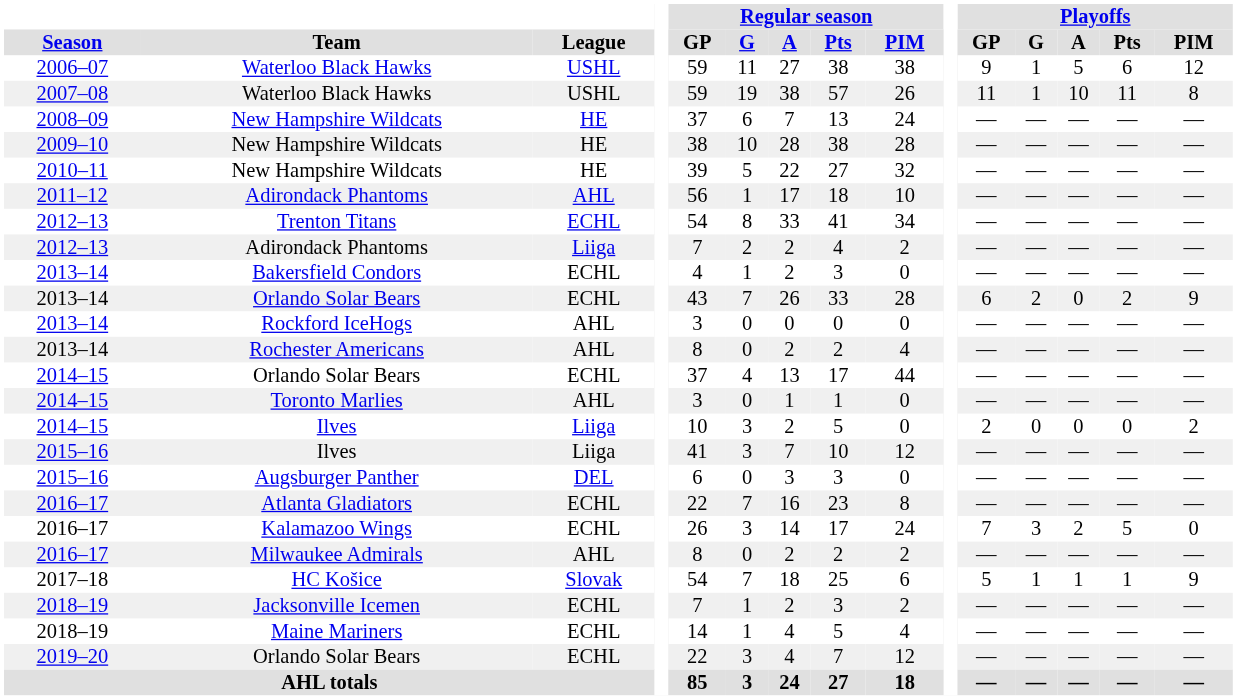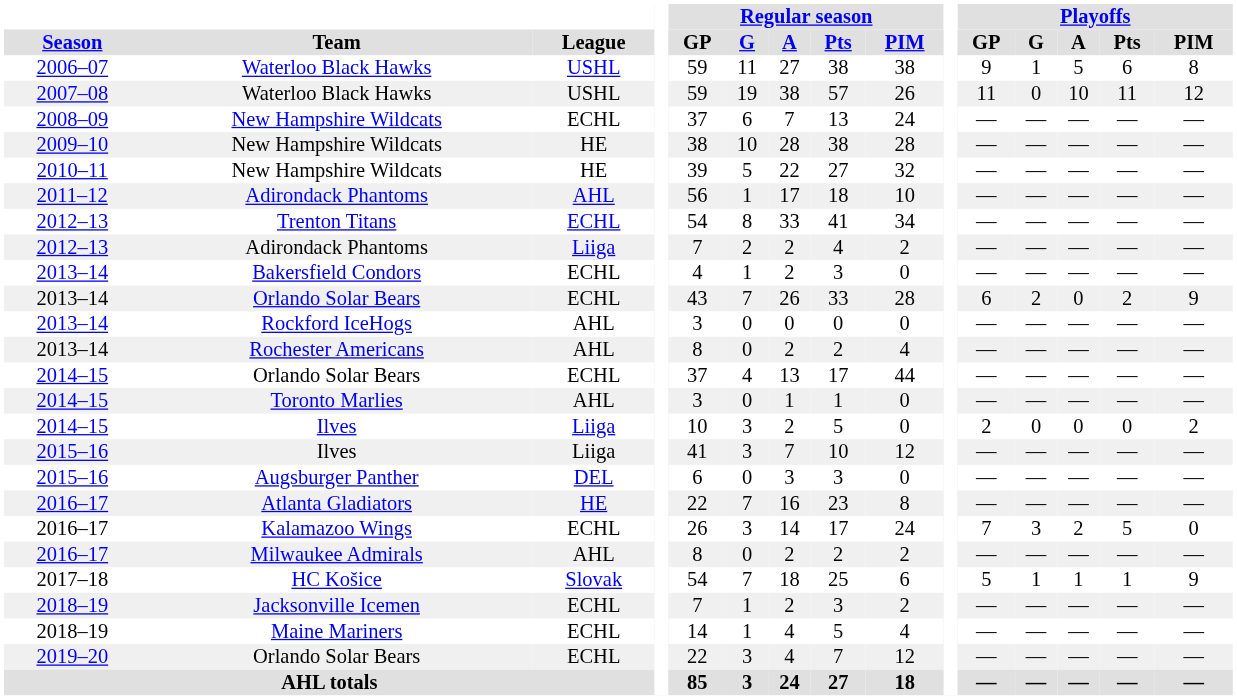(1194, 67) 12 -> (1194, 67) 8
(1036, 93) 1 -> (1036, 93) 0
(1194, 93) 8 -> (1194, 93) 12
(594, 119) HE -> (594, 119) ECHL
(594, 503) ECHL -> (594, 503) HE
